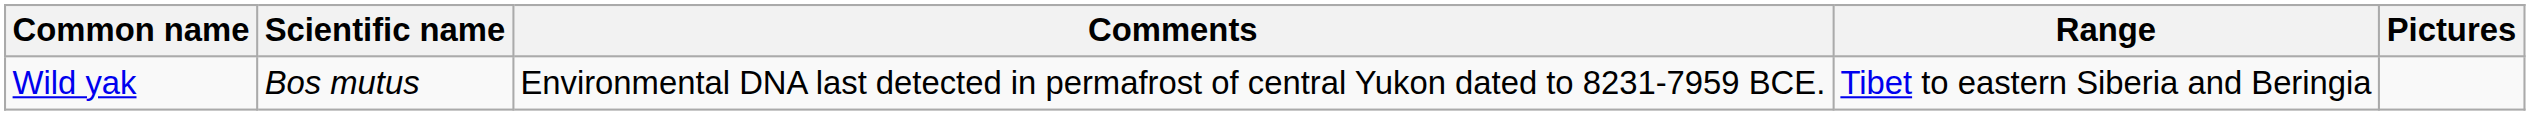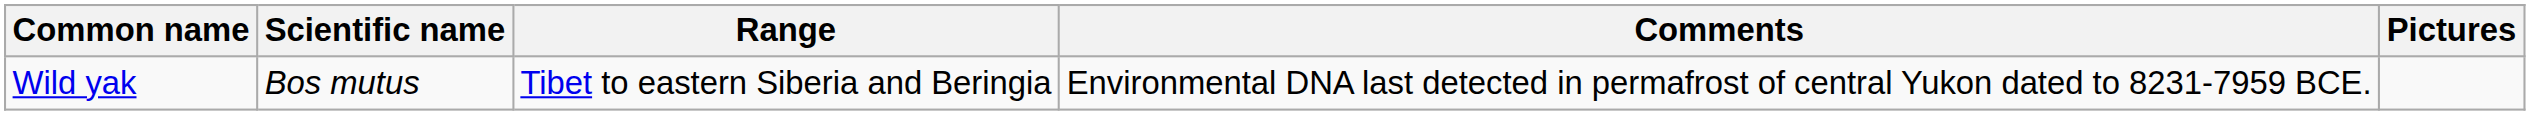columns swapped: (2106, 30) <-> (1173, 30)
